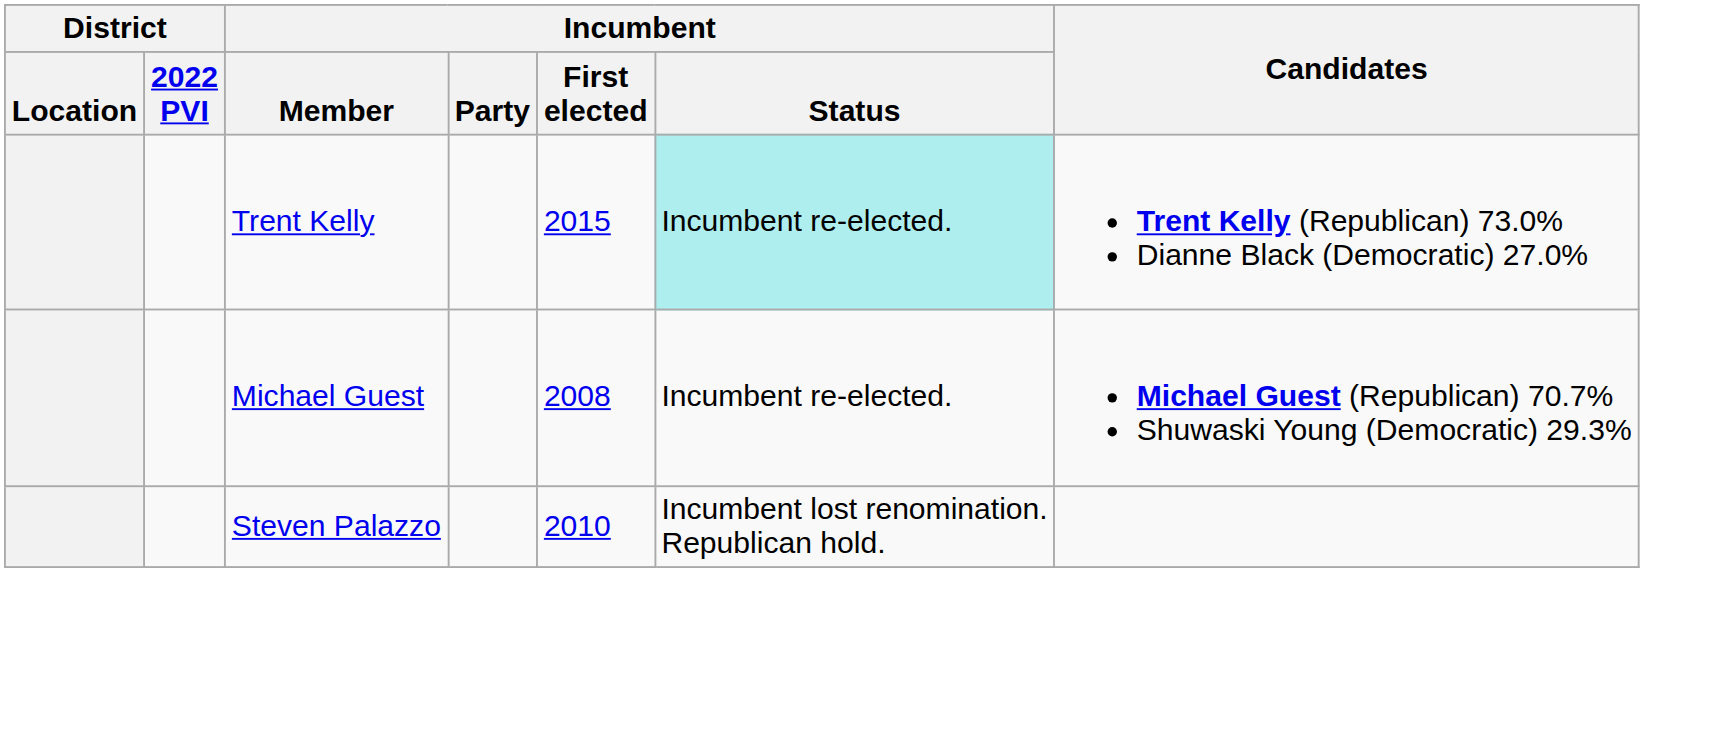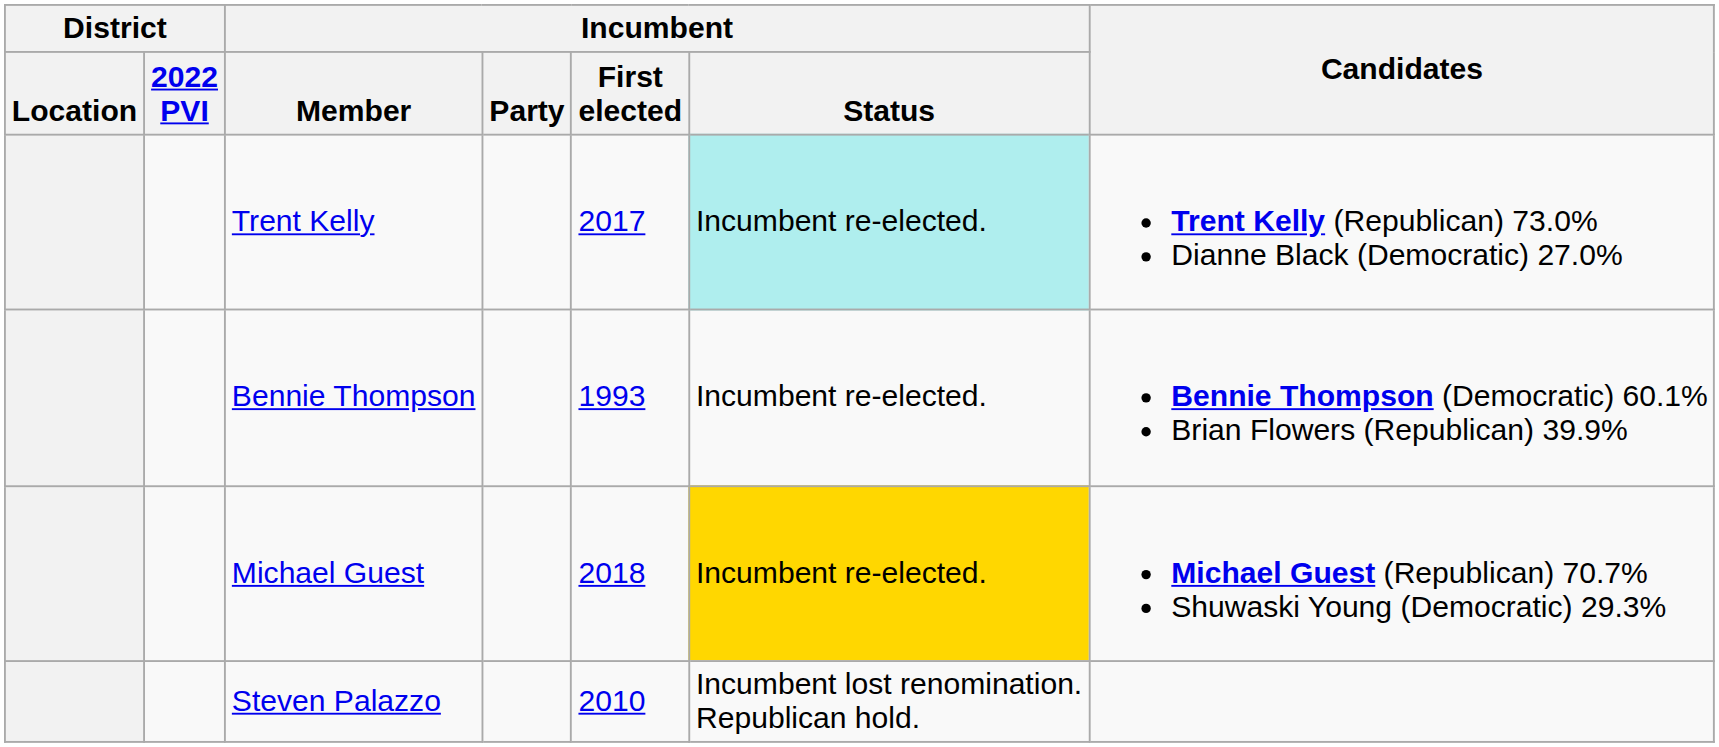(577, 221) 2015 -> (612, 221) 2017
+ row: (354, 397)
(577, 397) 2008 -> (612, 572) 2018
(807, 397) no background -> (841, 572) gold background
